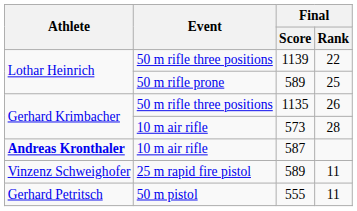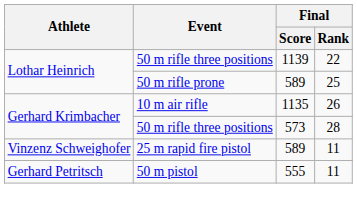(205, 105) 50 m rifle three positions -> (172, 105) 10 m air rifle
(172, 127) 10 m air rifle -> (205, 127) 50 m rifle three positions
- row: (295, 150)
